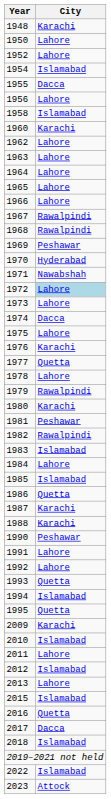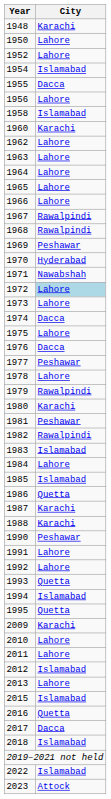(56, 348) Karachi -> (51, 348) Dacca
(54, 363) Quetta -> (59, 363) Peshawar
(62, 640) Islamabad -> (54, 640) Lahore
